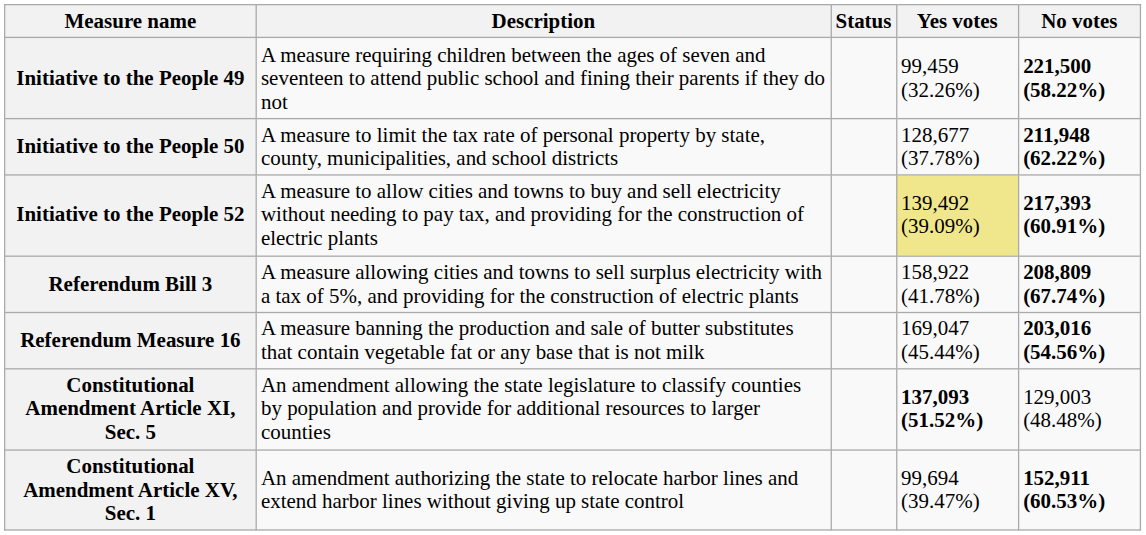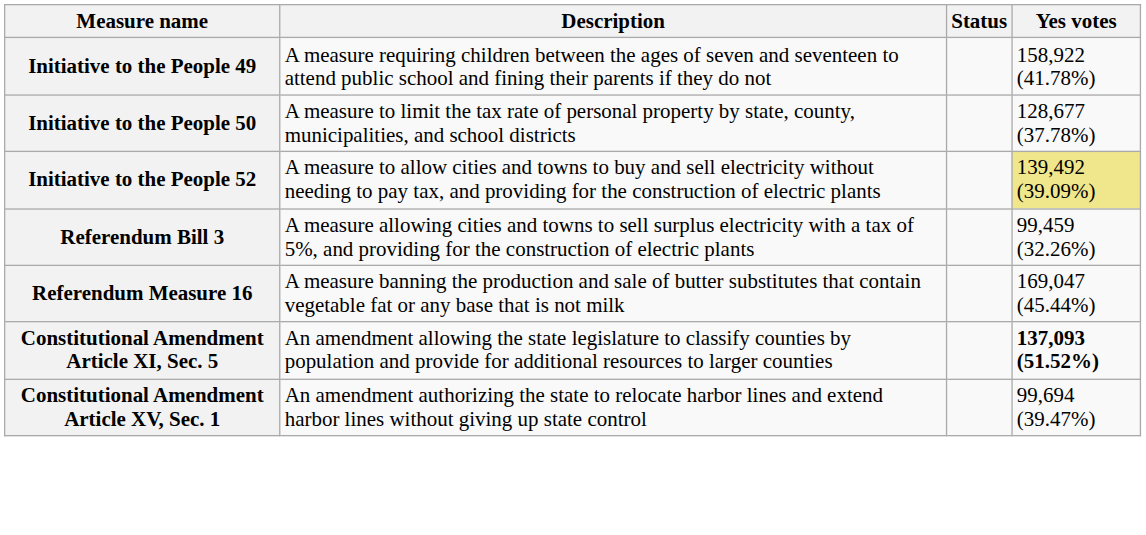- column: (1079, 21)
(940, 77) 99,459 (32.26%) -> (1056, 66) 158,922 (41.78%)
(940, 283) 158,922 (41.78%) -> (1056, 236) 99,459 (32.26%)
